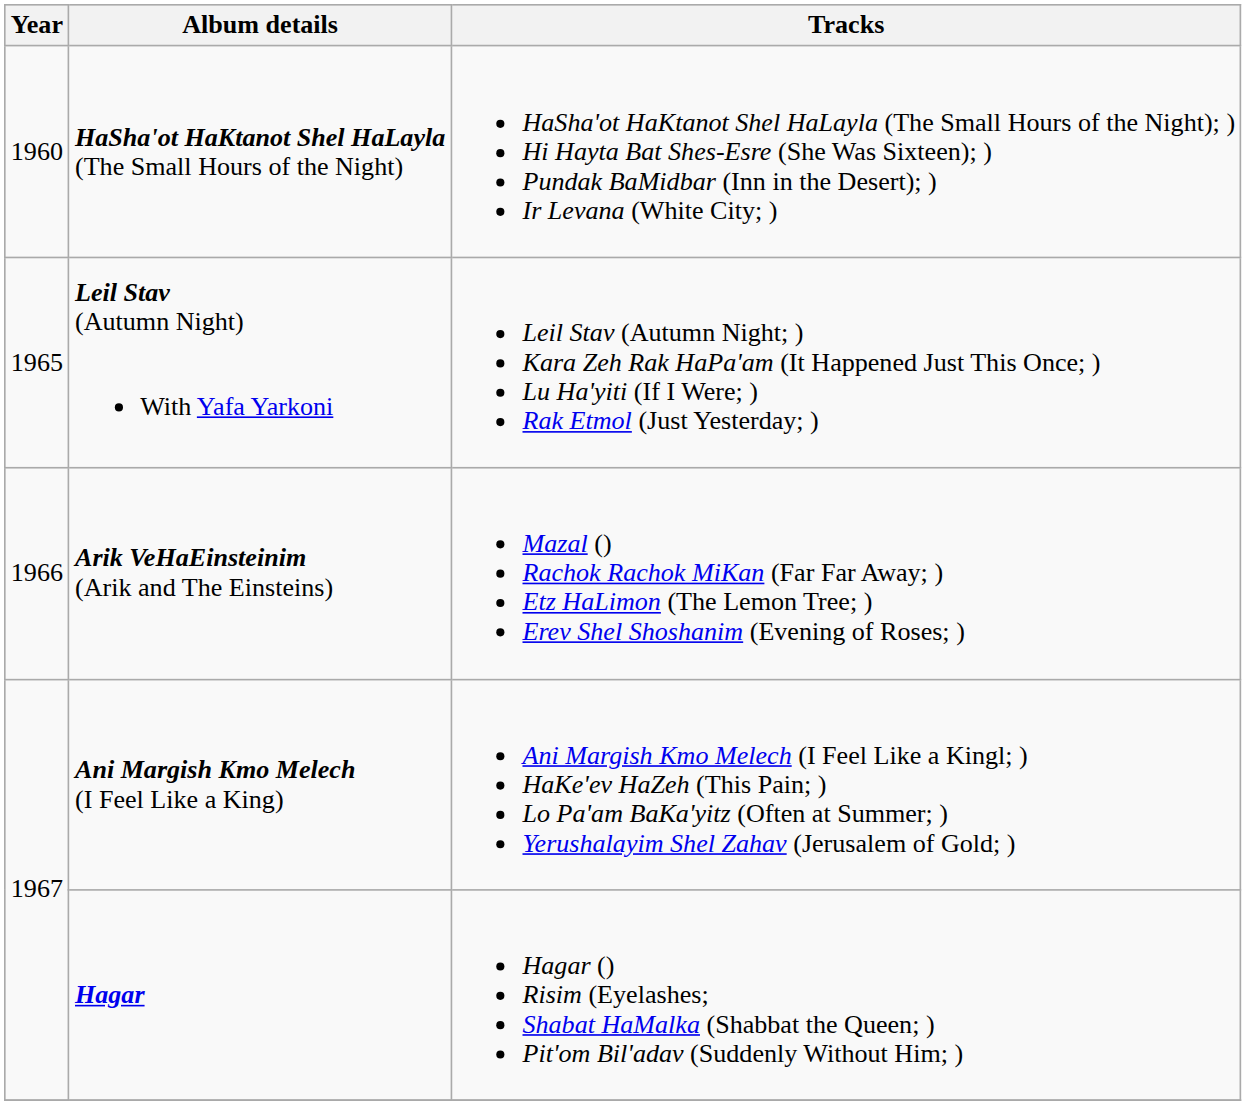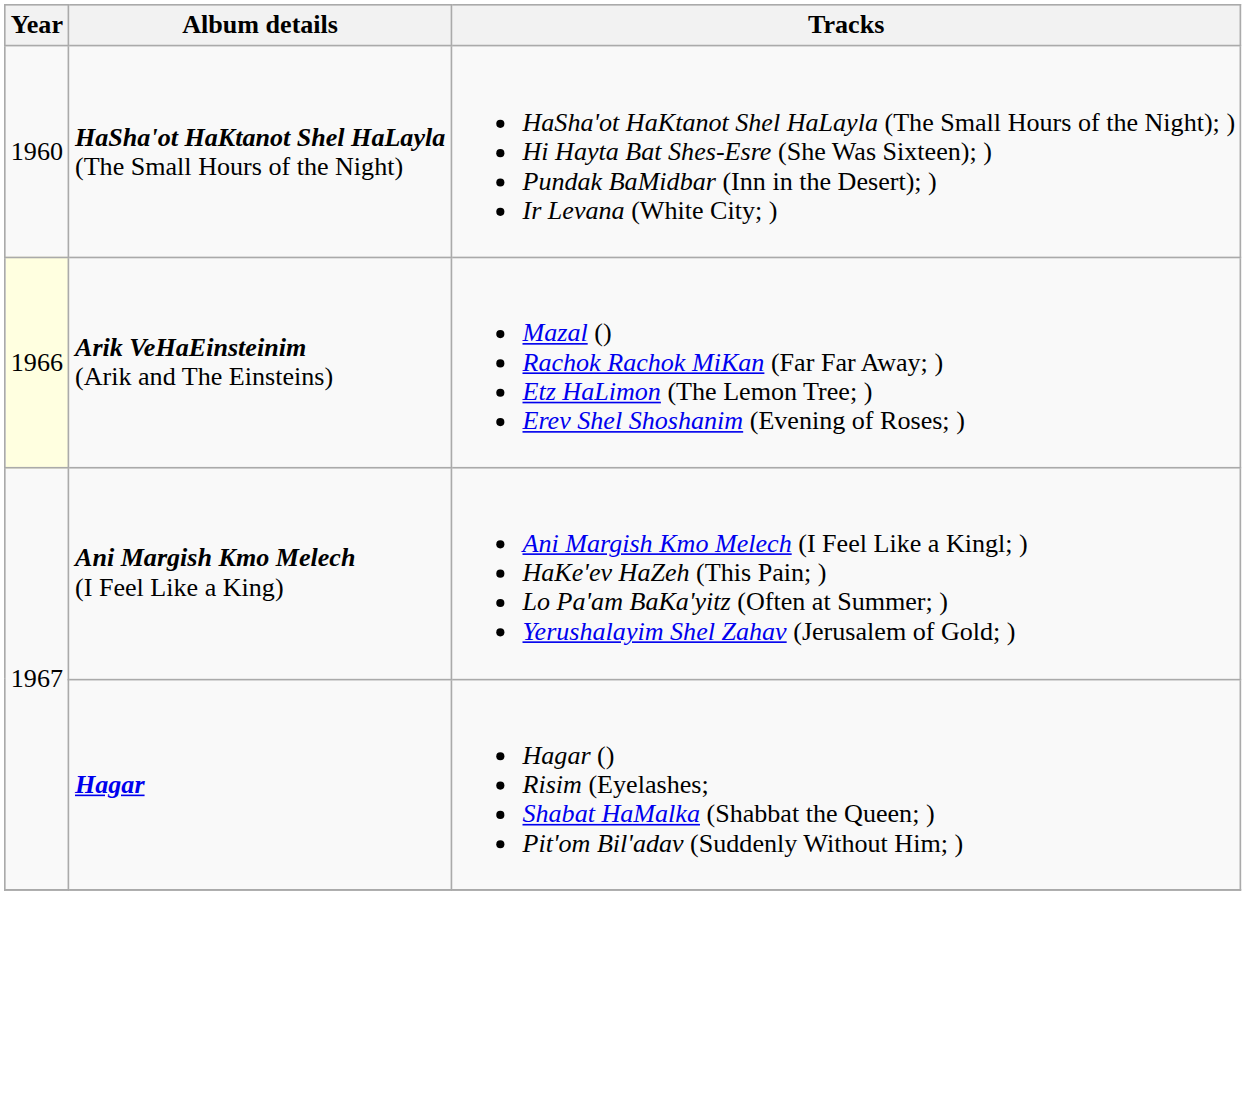- row: (260, 349)
(37, 573) no background -> (37, 362) lightyellow background
